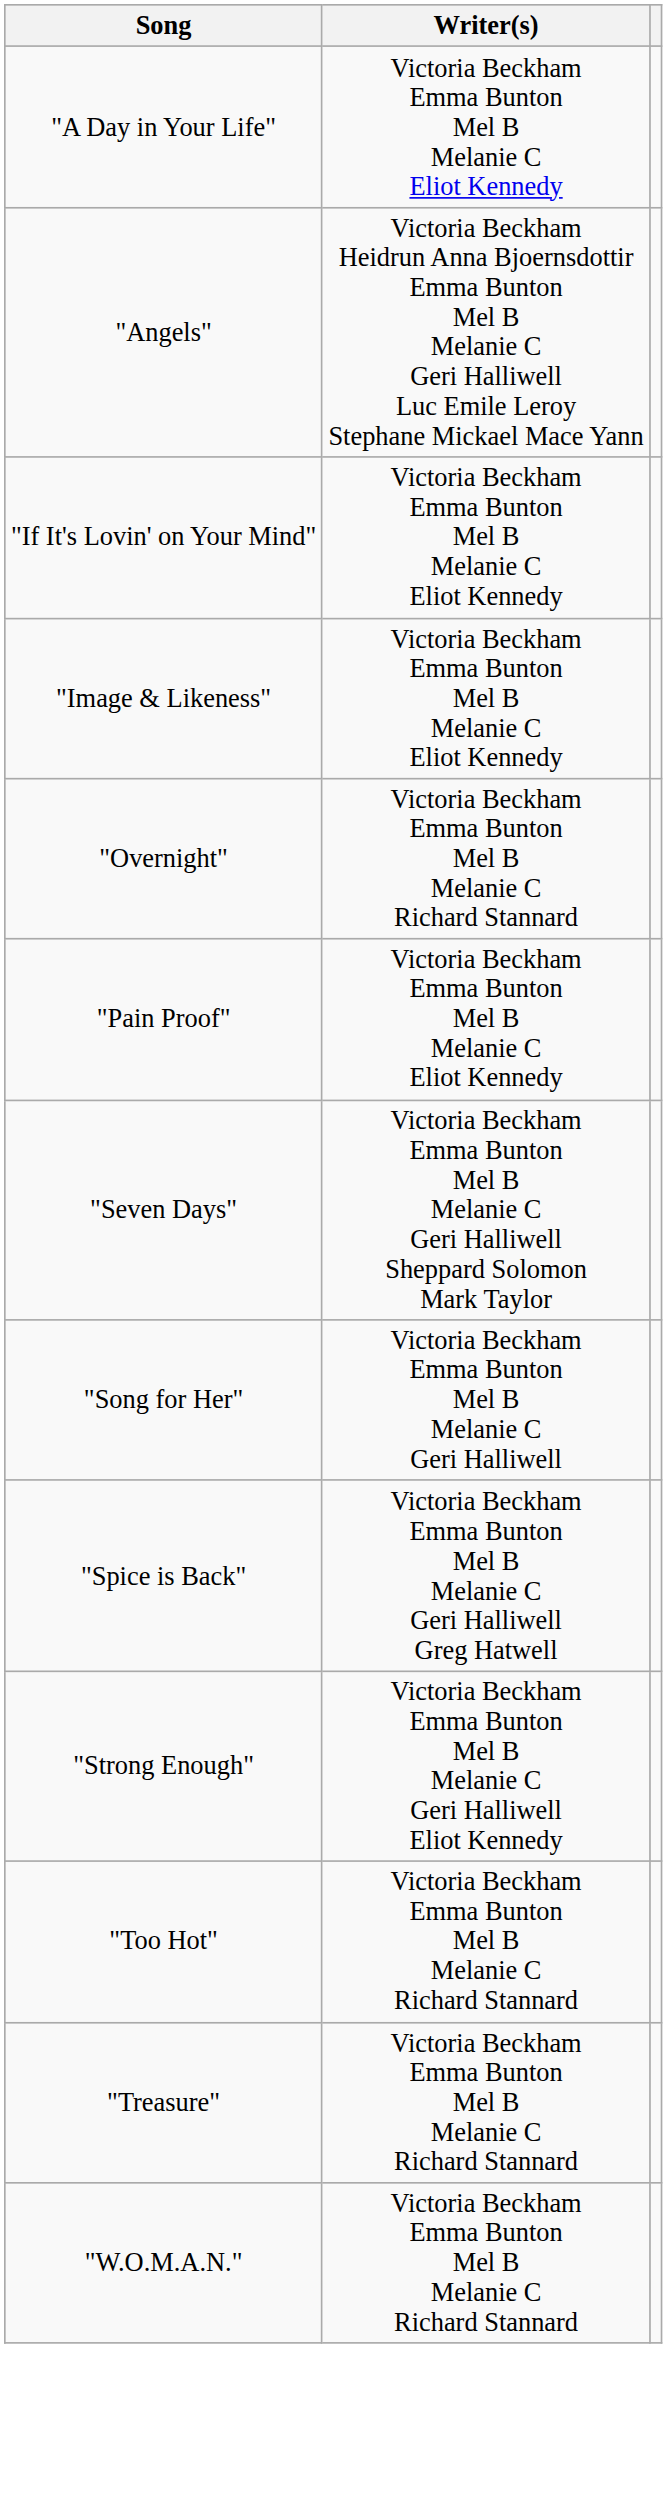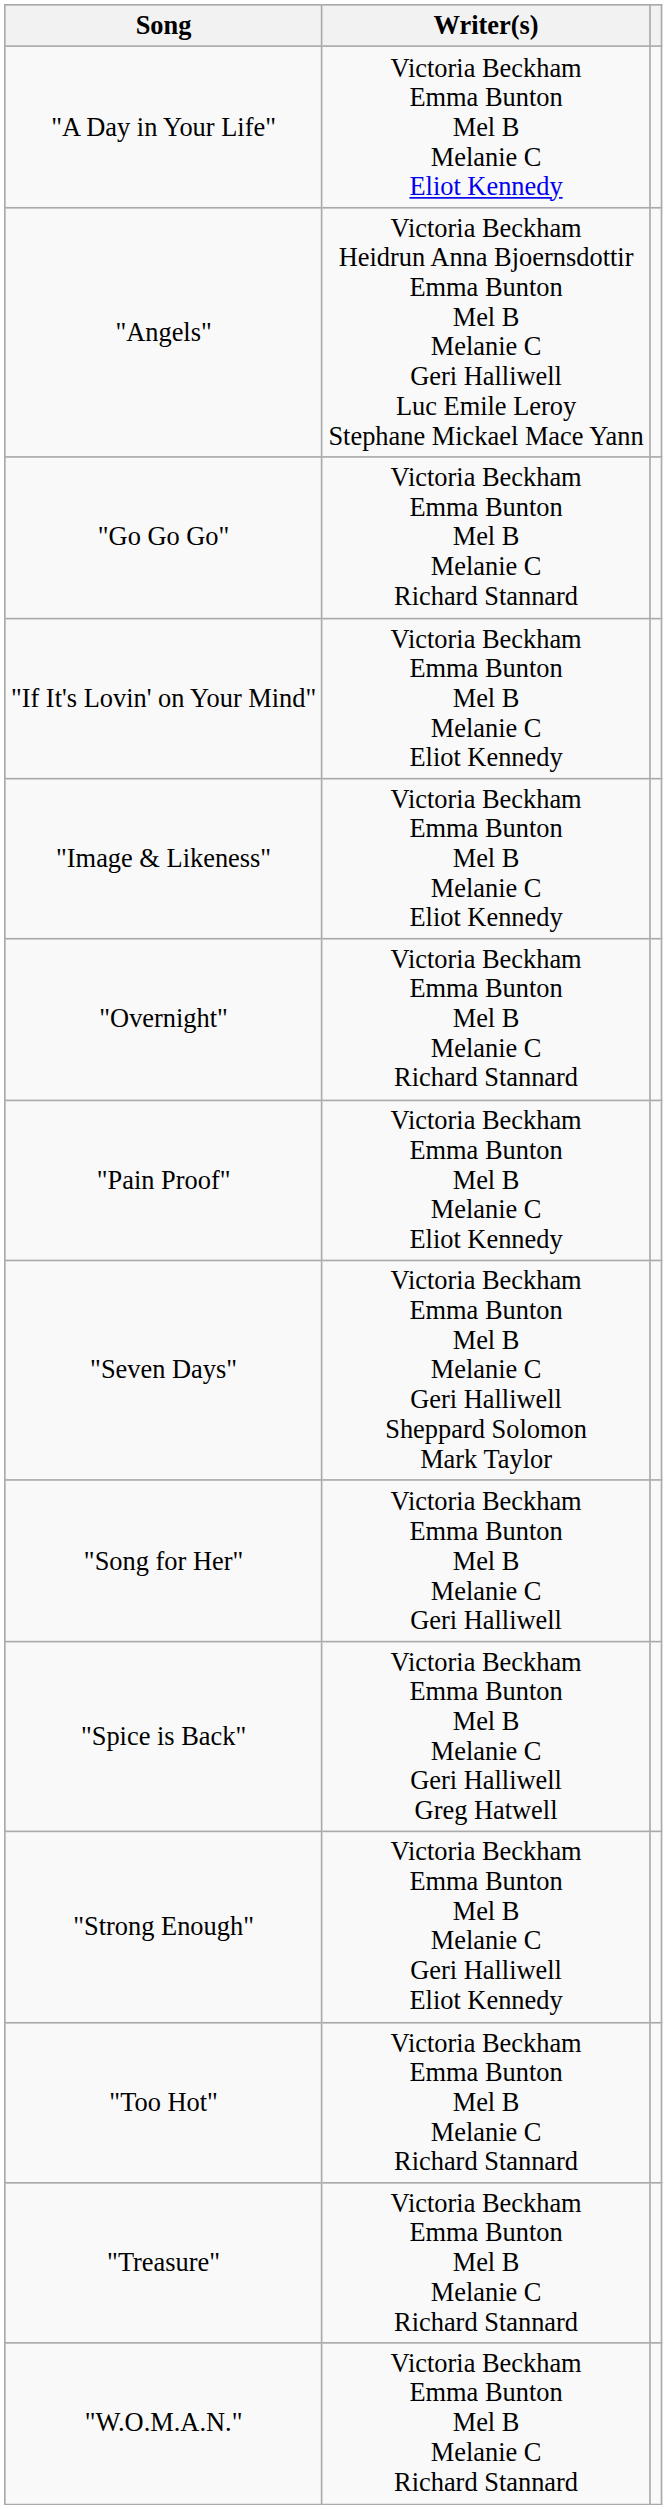+ row: (164, 537)
